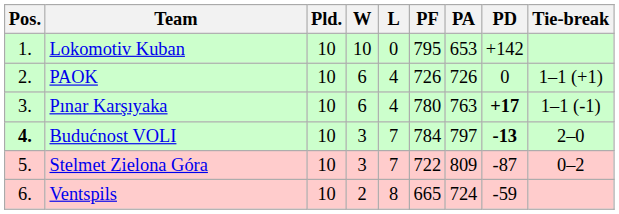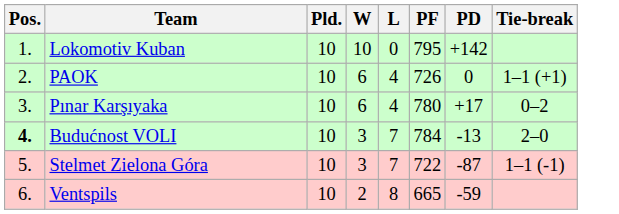- column: (463, 19)
(505, 106) bold -> (469, 106) normal
(571, 106) 1–1 (-1) -> (535, 106) 0–2
(505, 135) bold -> (469, 135) normal
(571, 164) 0–2 -> (535, 164) 1–1 (-1)
